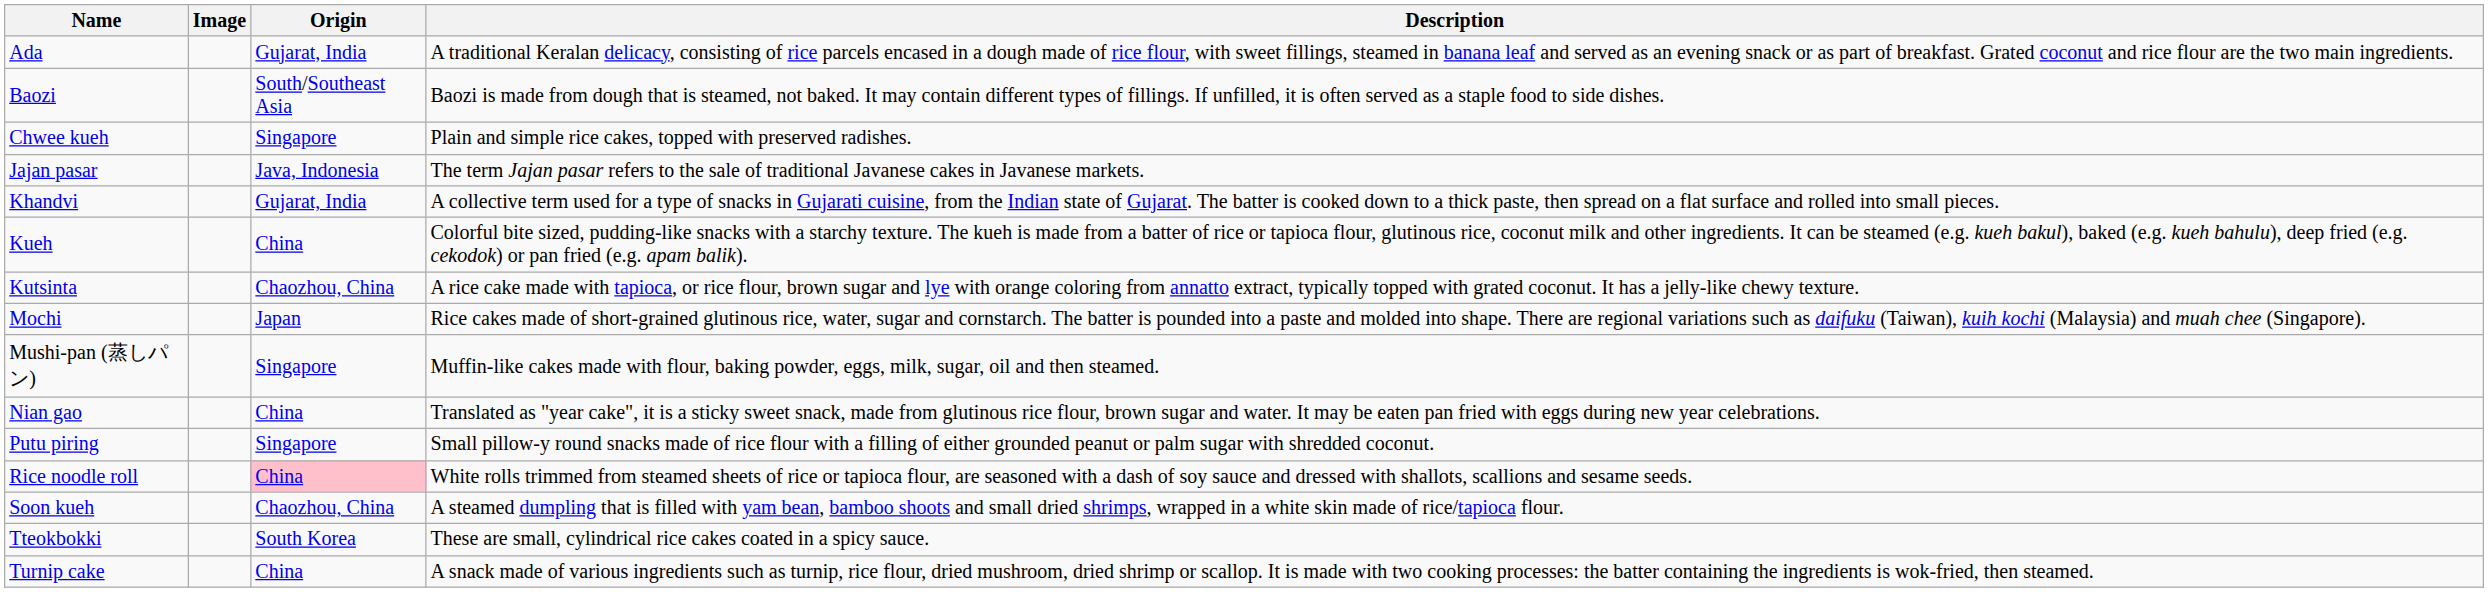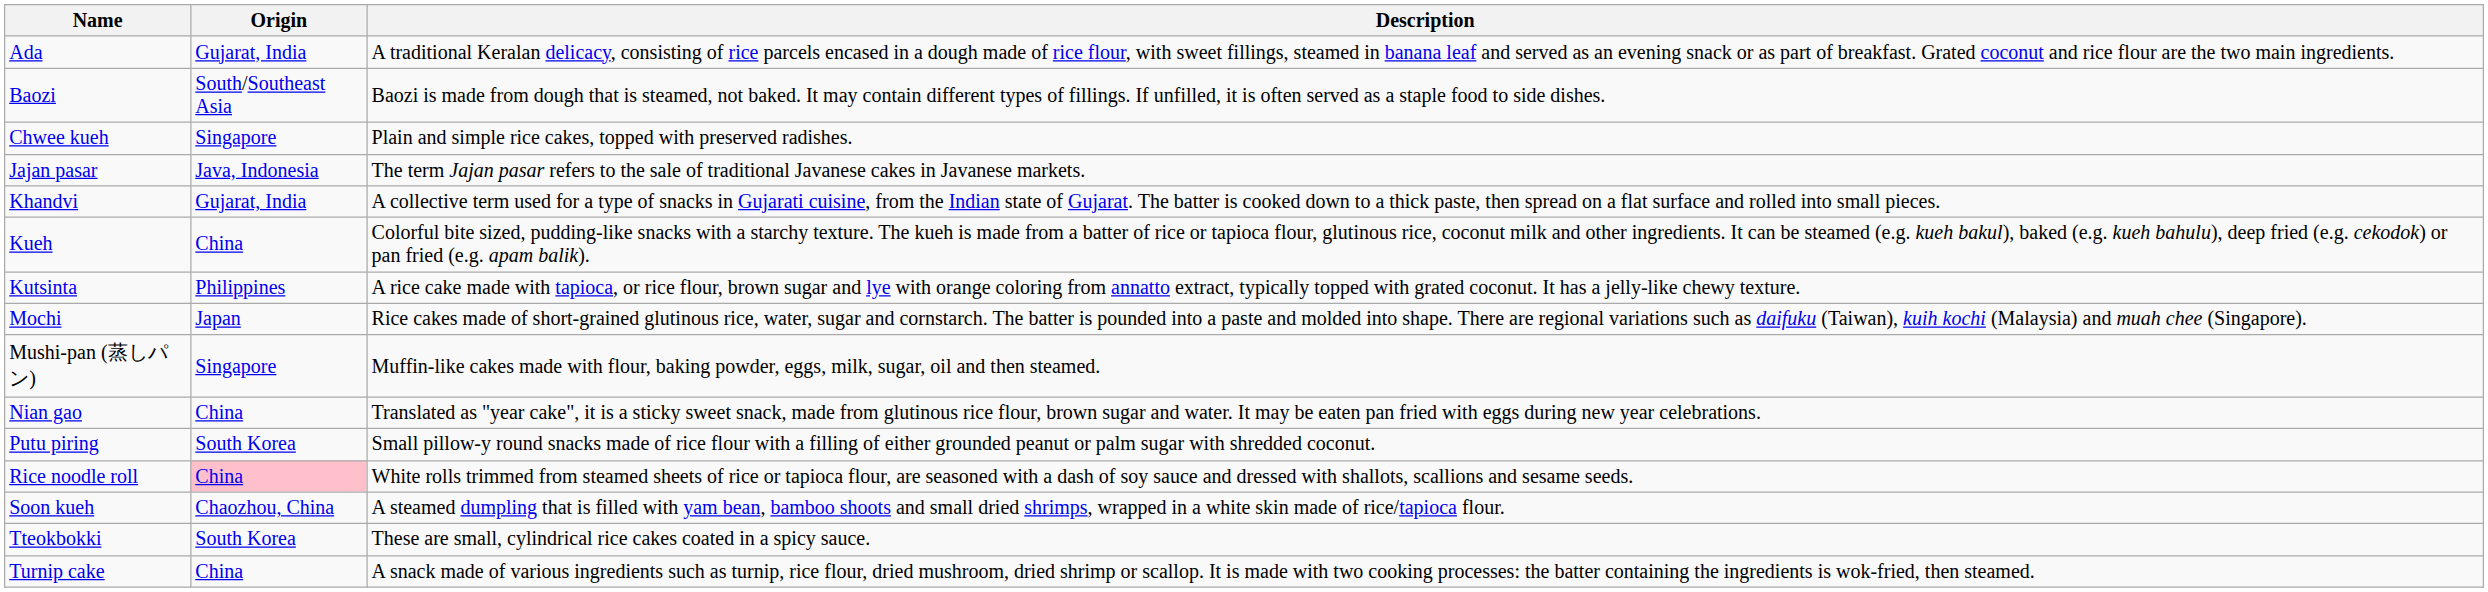- column: (219, 20)
(325, 287) Chaozhou, China -> (240, 287) Philippines
(296, 444) Singapore -> (246, 444) South Korea
